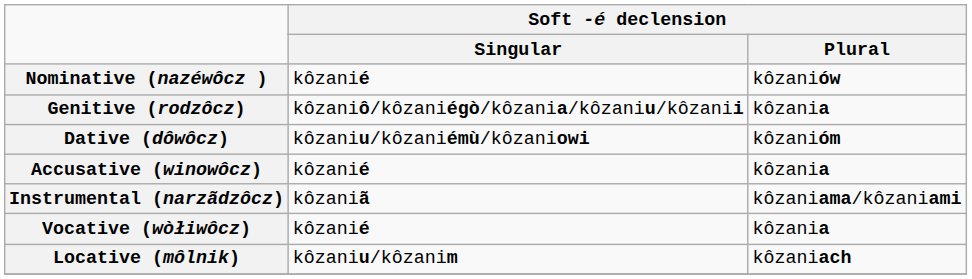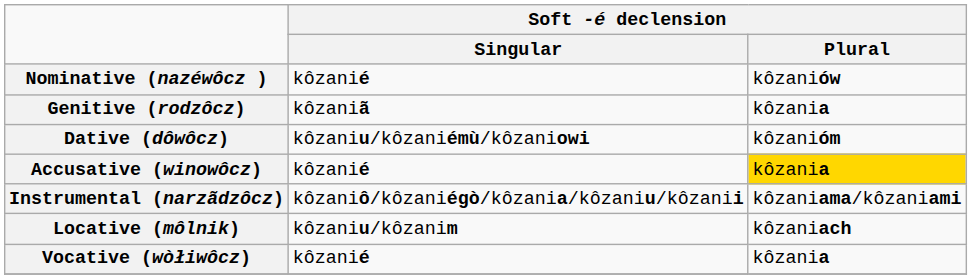(518, 109) kôzaniô/kôzaniégò/kôzania/kôzaniu/kôzanii -> (331, 109) kôzaniã
(791, 169) no background -> (791, 169) gold background
(331, 199) kôzaniã -> (518, 199) kôzaniô/kôzaniégò/kôzania/kôzaniu/kôzanii
rows swapped: (147, 259) <-> (147, 229)
